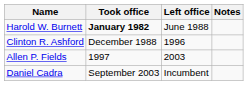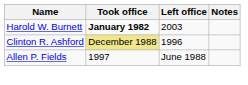(186, 27) June 1988 -> (172, 27) 2003
(122, 42) no background -> (122, 42) khaki background
(174, 57) 2003 -> (183, 57) June 1988
- row: (35, 73)
